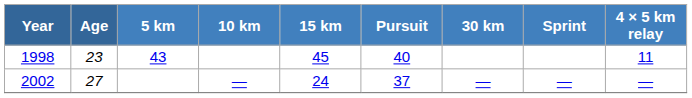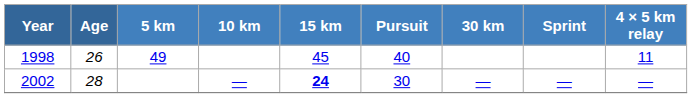(94, 57) 23 -> (94, 57) 26
(158, 57) 43 -> (158, 57) 49
(94, 81) 27 -> (94, 81) 28
(321, 81) normal -> (321, 81) bold
(402, 81) 37 -> (402, 81) 30
